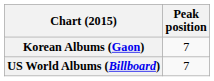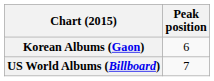(186, 47) 7 -> (186, 47) 6
